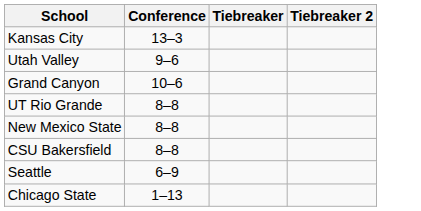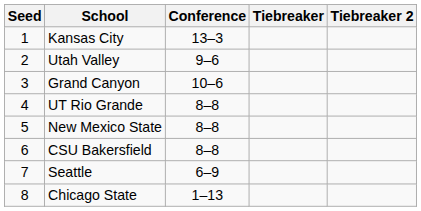+ column: (25, 16)
